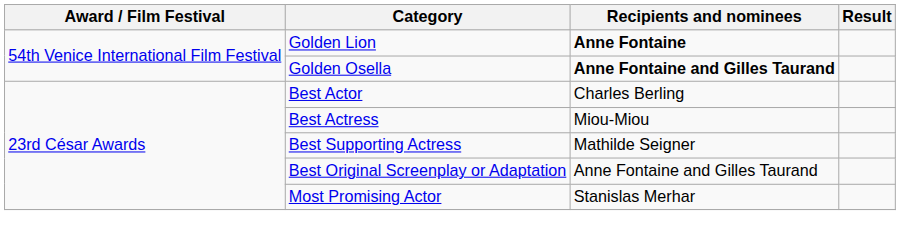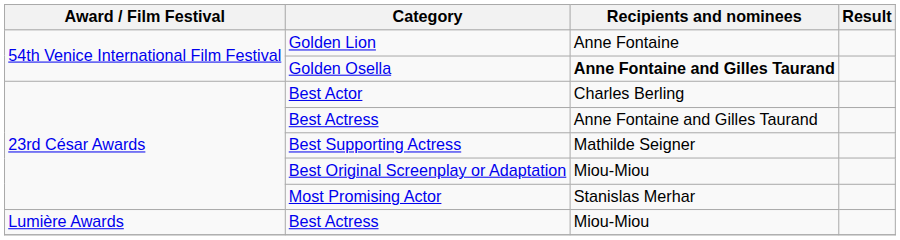(630, 42) bold -> (626, 42) normal
(611, 119) Miou-Miou -> (696, 119) Anne Fontaine and Gilles Taurand
(696, 171) Anne Fontaine and Gilles Taurand -> (611, 171) Miou-Miou
+ row: (66, 222)
